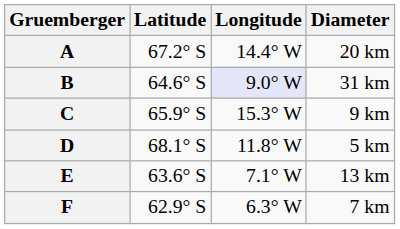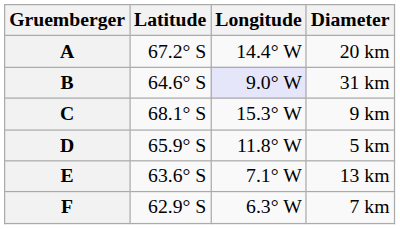(177, 113) 65.9° S -> (177, 113) 68.1° S
(177, 144) 68.1° S -> (177, 144) 65.9° S
